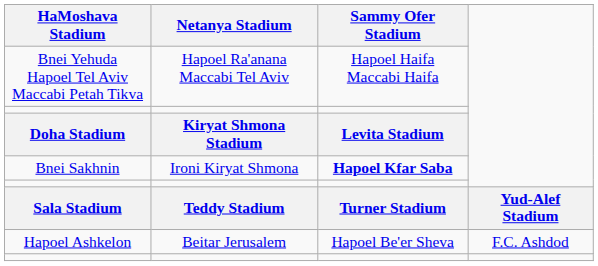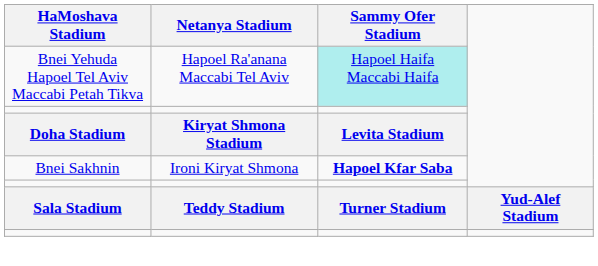(393, 67) no background -> (393, 67) paleturquoise background
- row: (78, 241)
